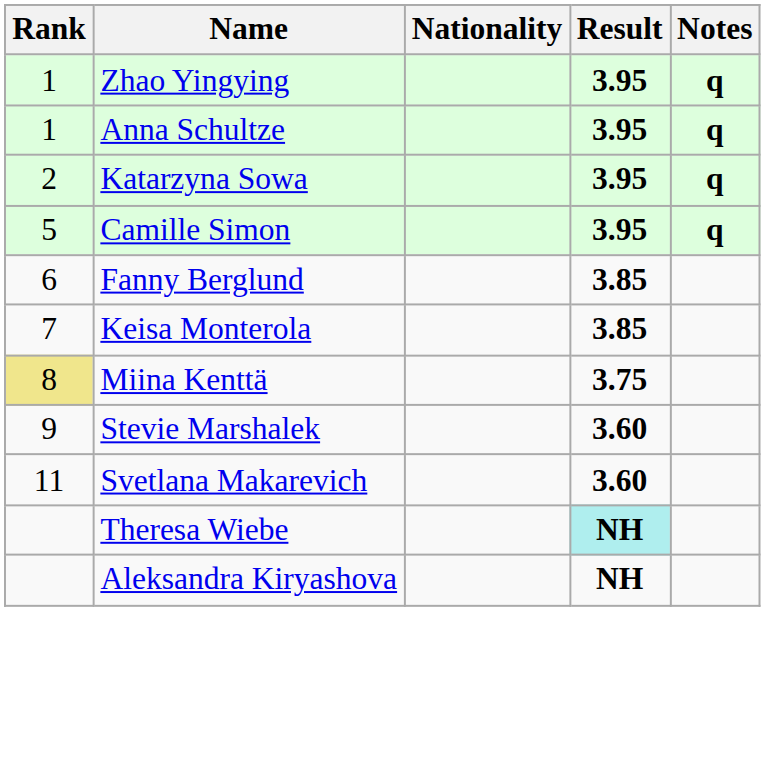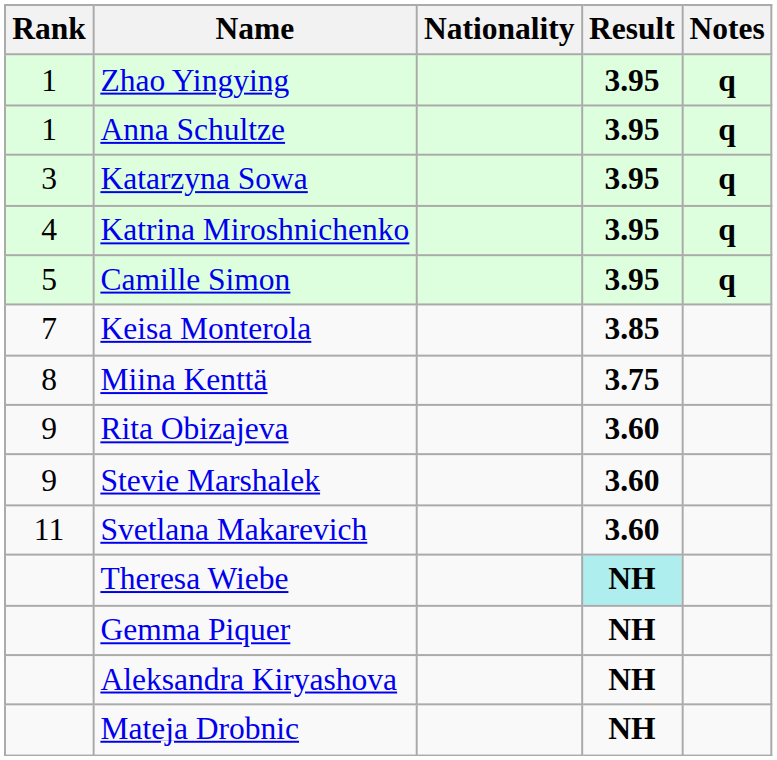(49, 179) 2 -> (49, 179) 3
+ row: (255, 229)
- row: (202, 279)
(49, 379) khaki background -> (49, 379) no background
+ row: (194, 429)
+ row: (195, 629)
+ row: (200, 729)
